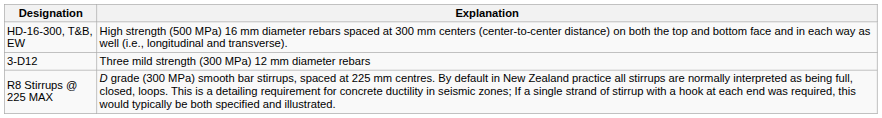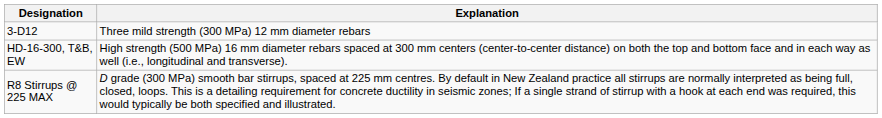rows swapped: (50, 37) <-> (22, 61)
